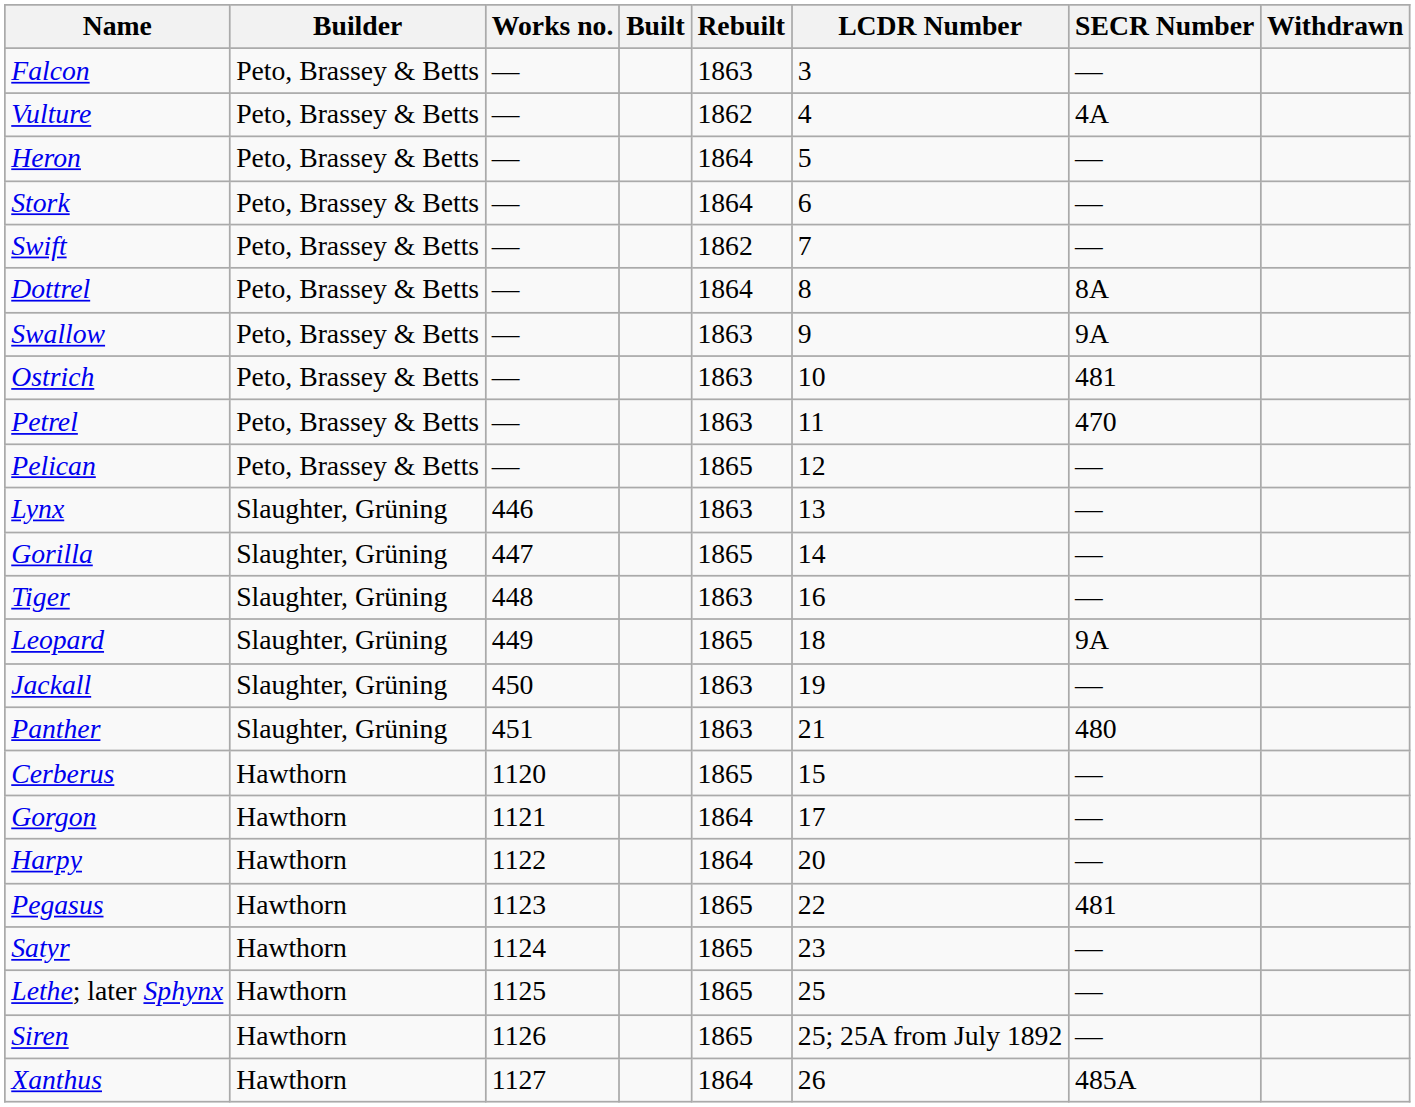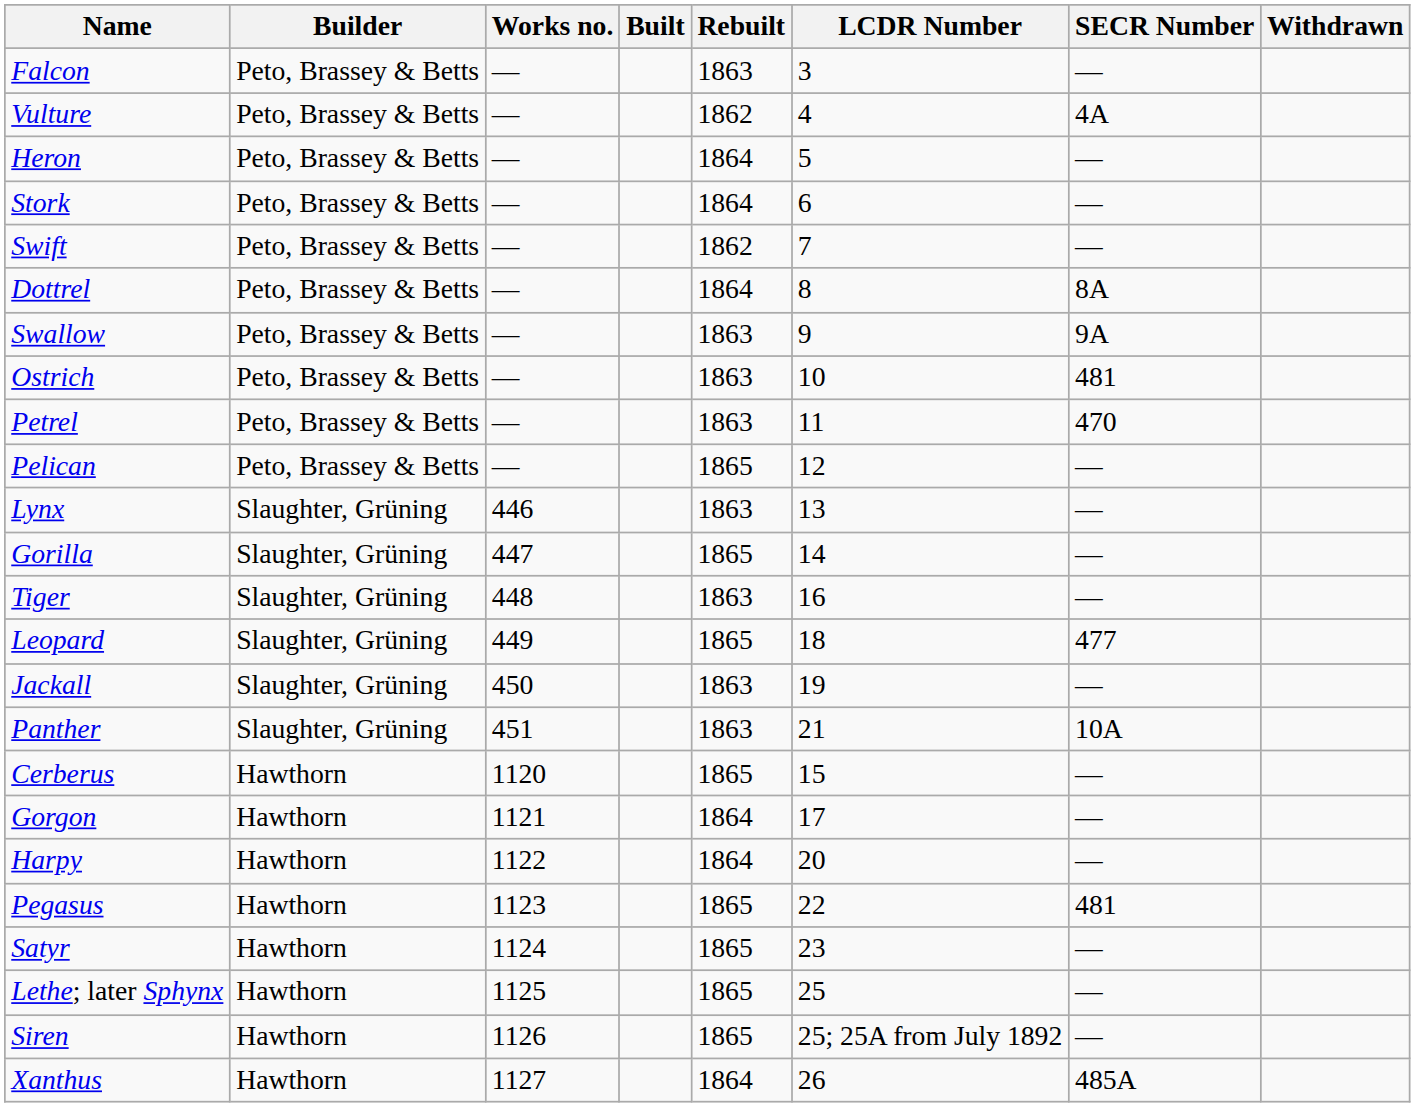(1092, 641) 9A -> (1096, 641) 477
(1096, 728) 480 -> (1099, 728) 10A
